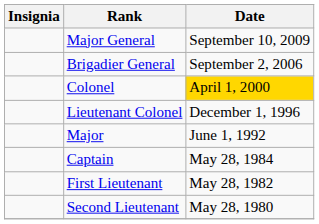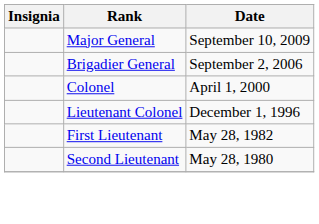(230, 87) gold background -> (230, 87) no background
- row: (85, 135)
- row: (90, 159)
